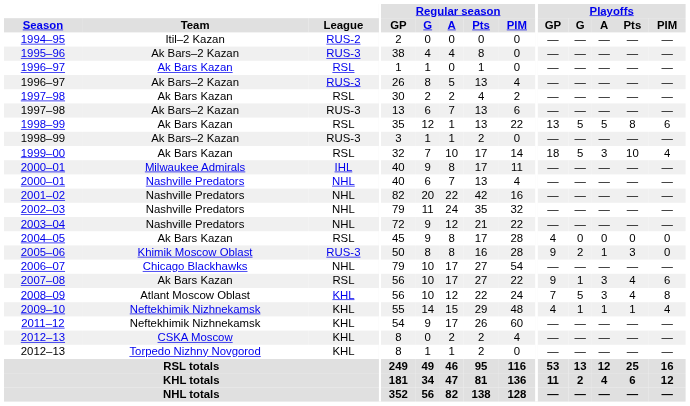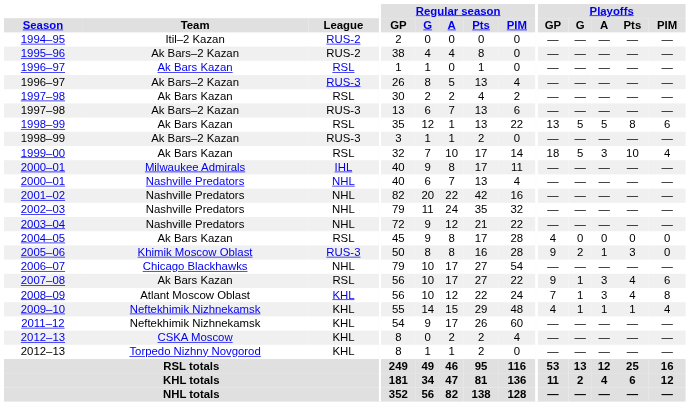(343, 53) RUS-3 -> (343, 53) RUS-2
(580, 295) 5 -> (580, 295) 1
